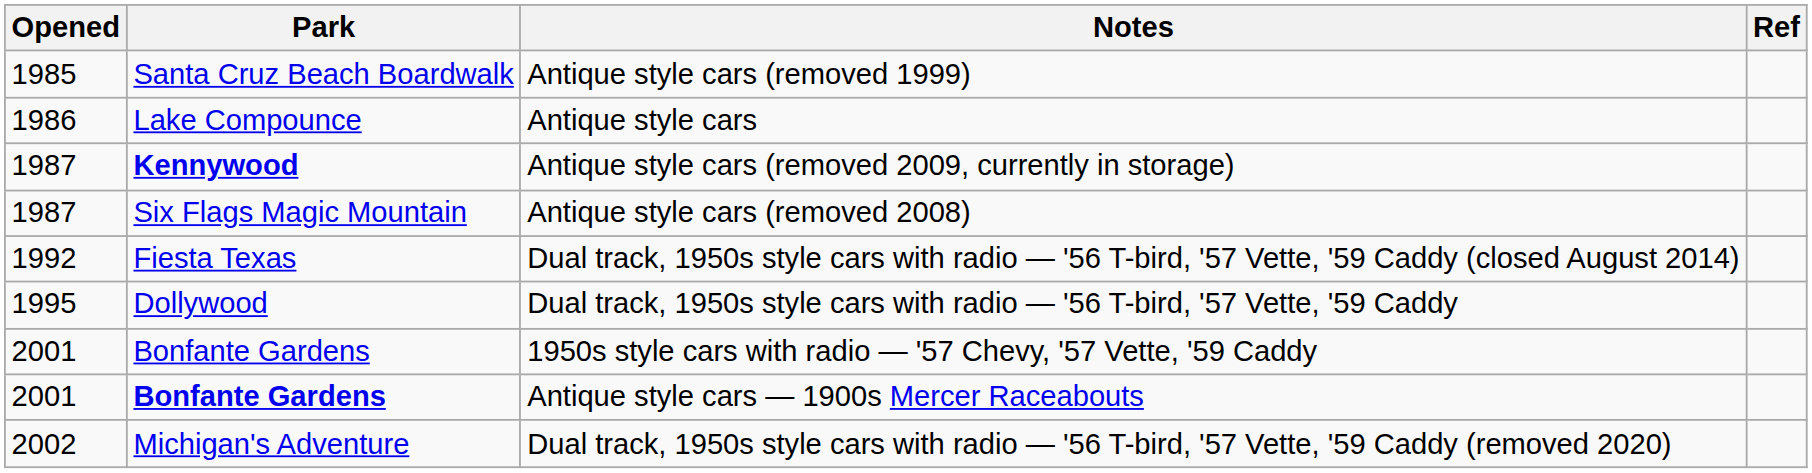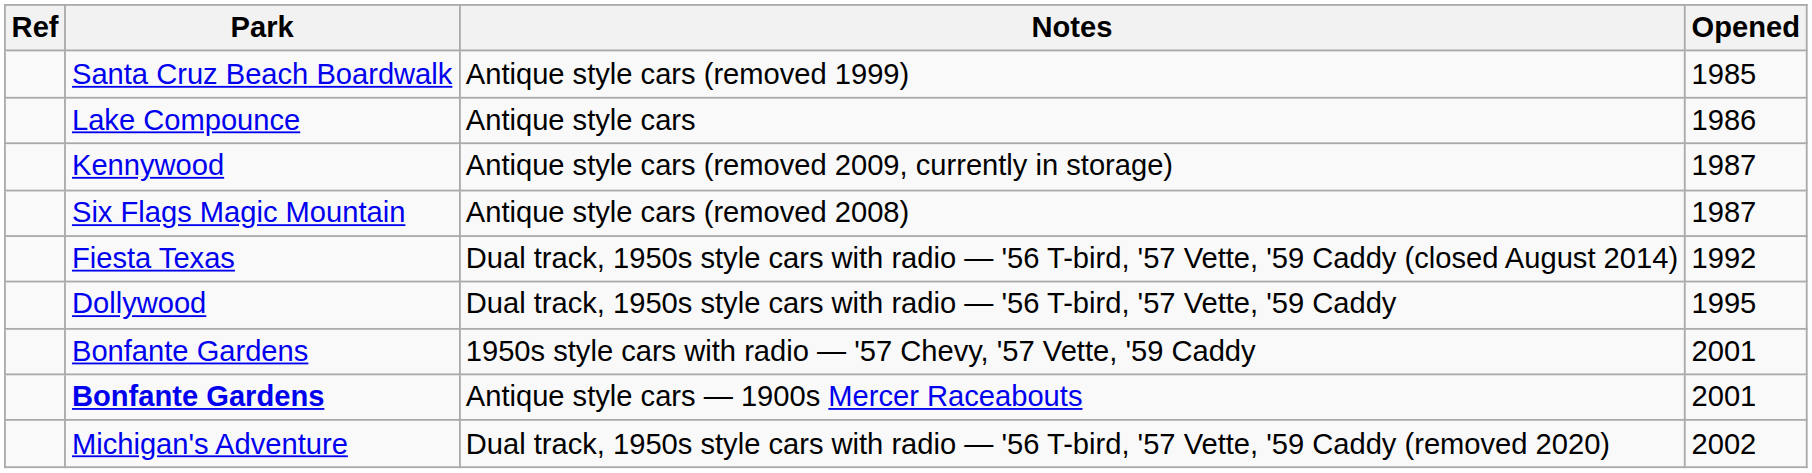columns swapped: (66, 27) <-> (1776, 27)
(216, 166) bold -> (148, 166) normal
